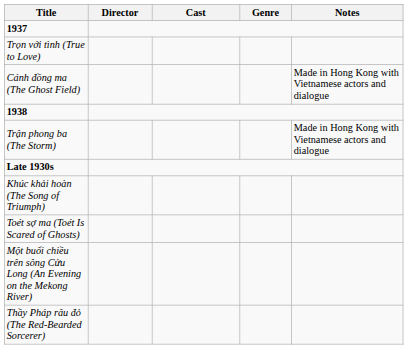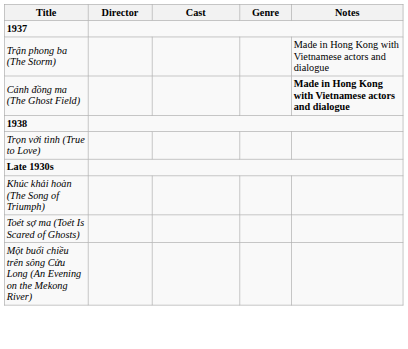rows swapped: (46, 50) <-> (37, 139)
(346, 84) normal -> (344, 95) bold
- row: (44, 324)
